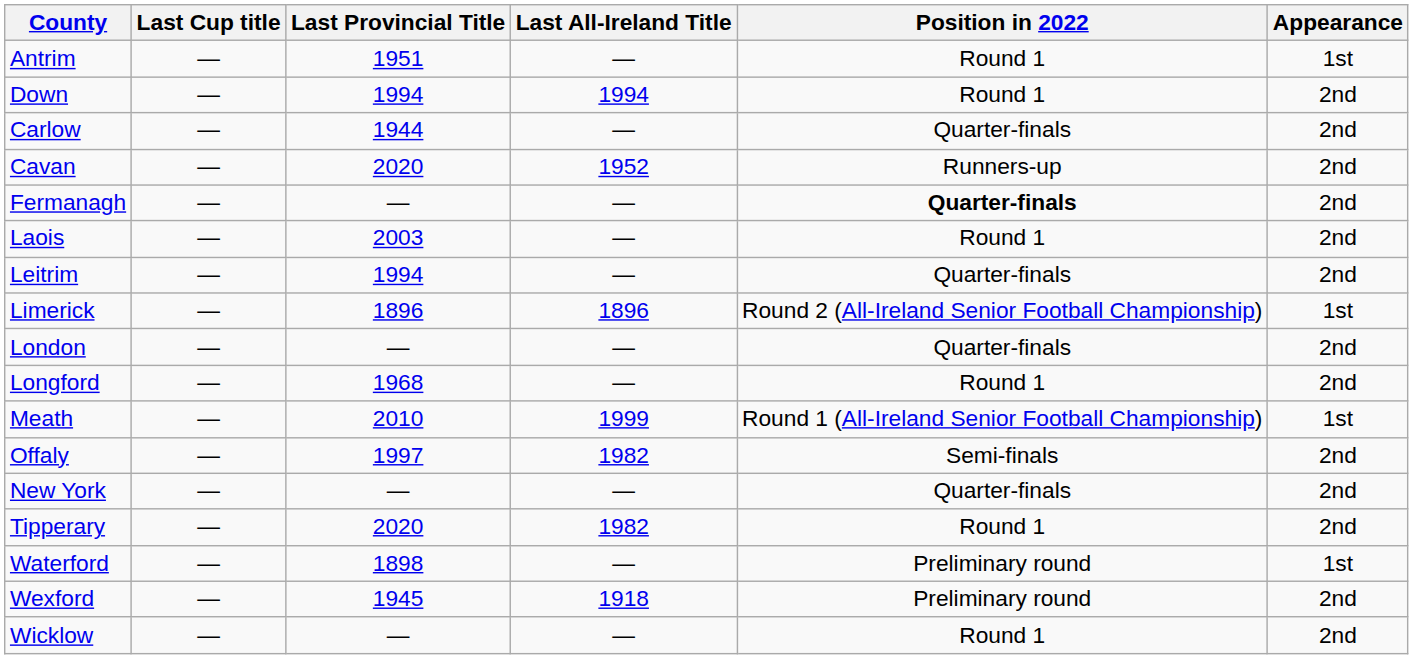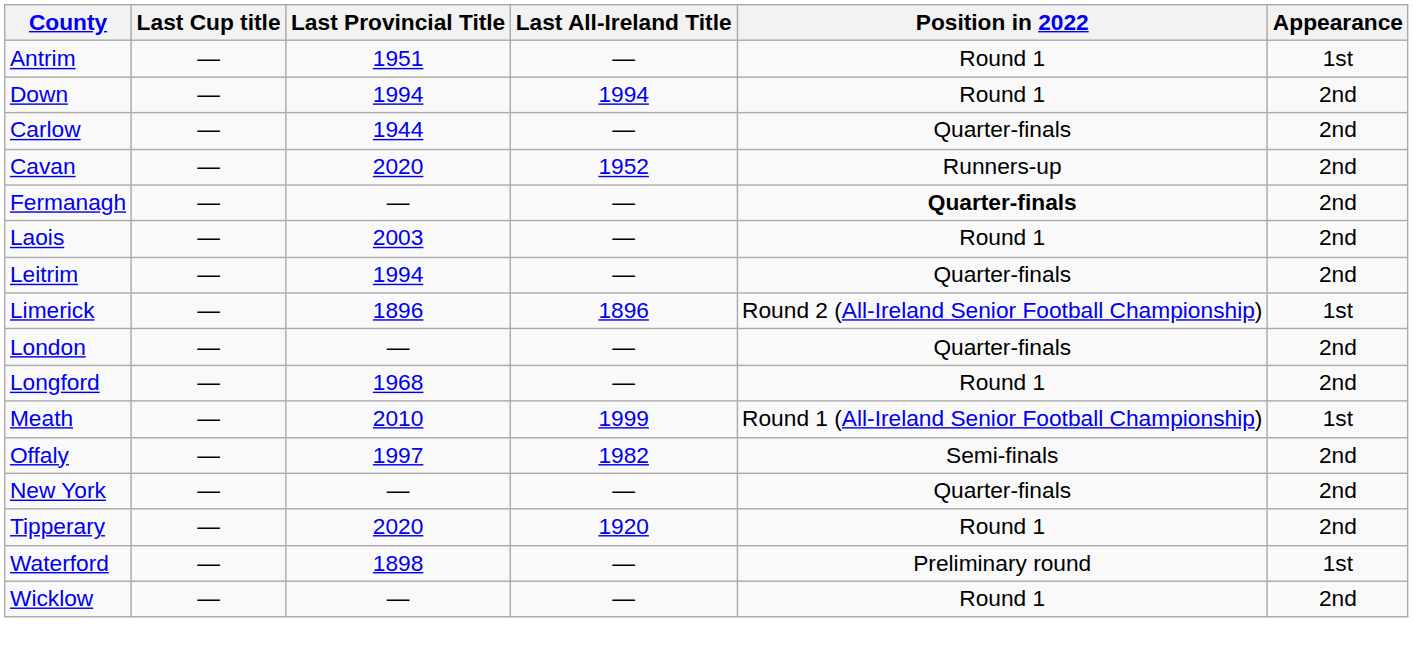(624, 526) 1982 -> (624, 526) 1920
- row: (52, 599)
